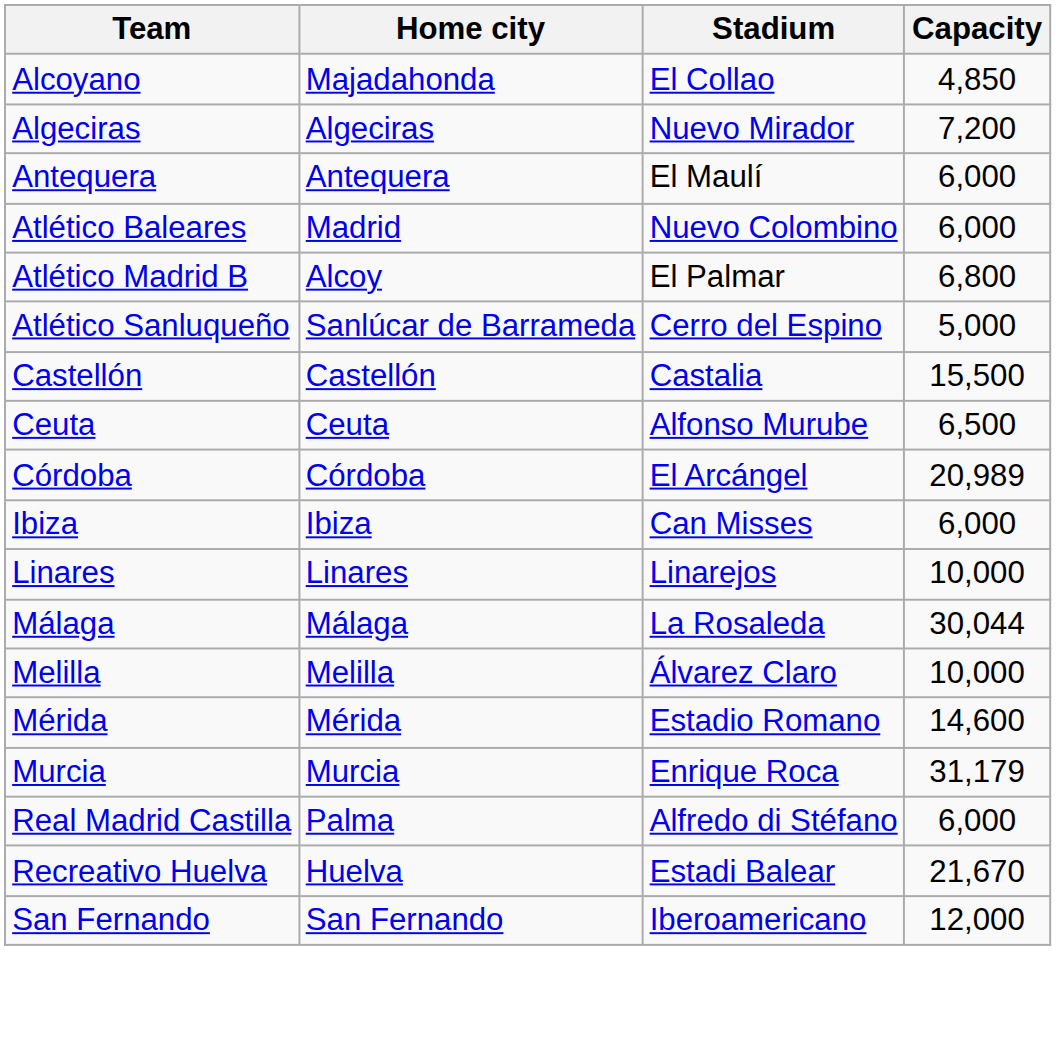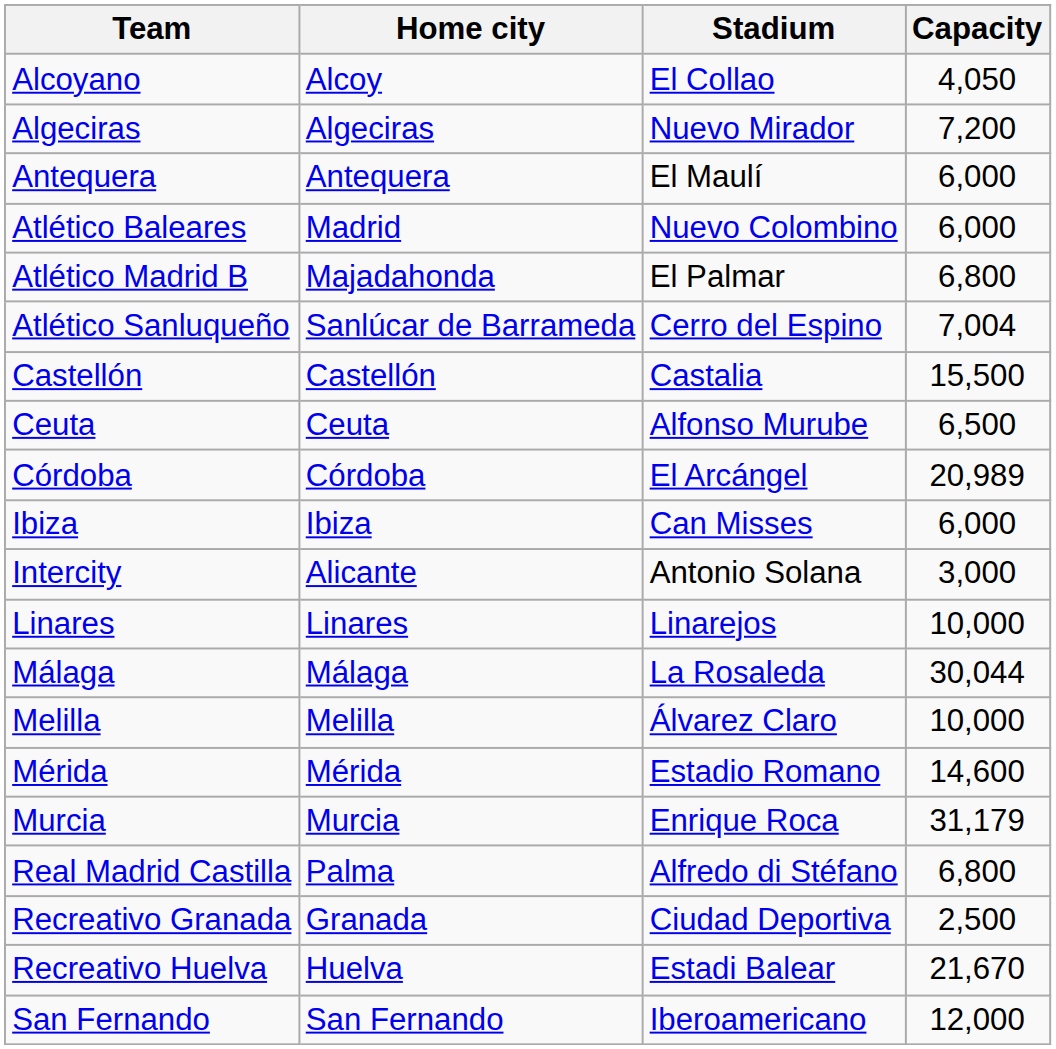(400, 78) Majadahonda -> (344, 78) Alcoy
(977, 78) 4,850 -> (977, 78) 4,050
(344, 276) Alcoy -> (400, 276) Majadahonda
(977, 326) 5,000 -> (977, 326) 7,004
+ row: (67, 573)
(977, 820) 6,000 -> (977, 870) 6,800
+ row: (152, 919)
